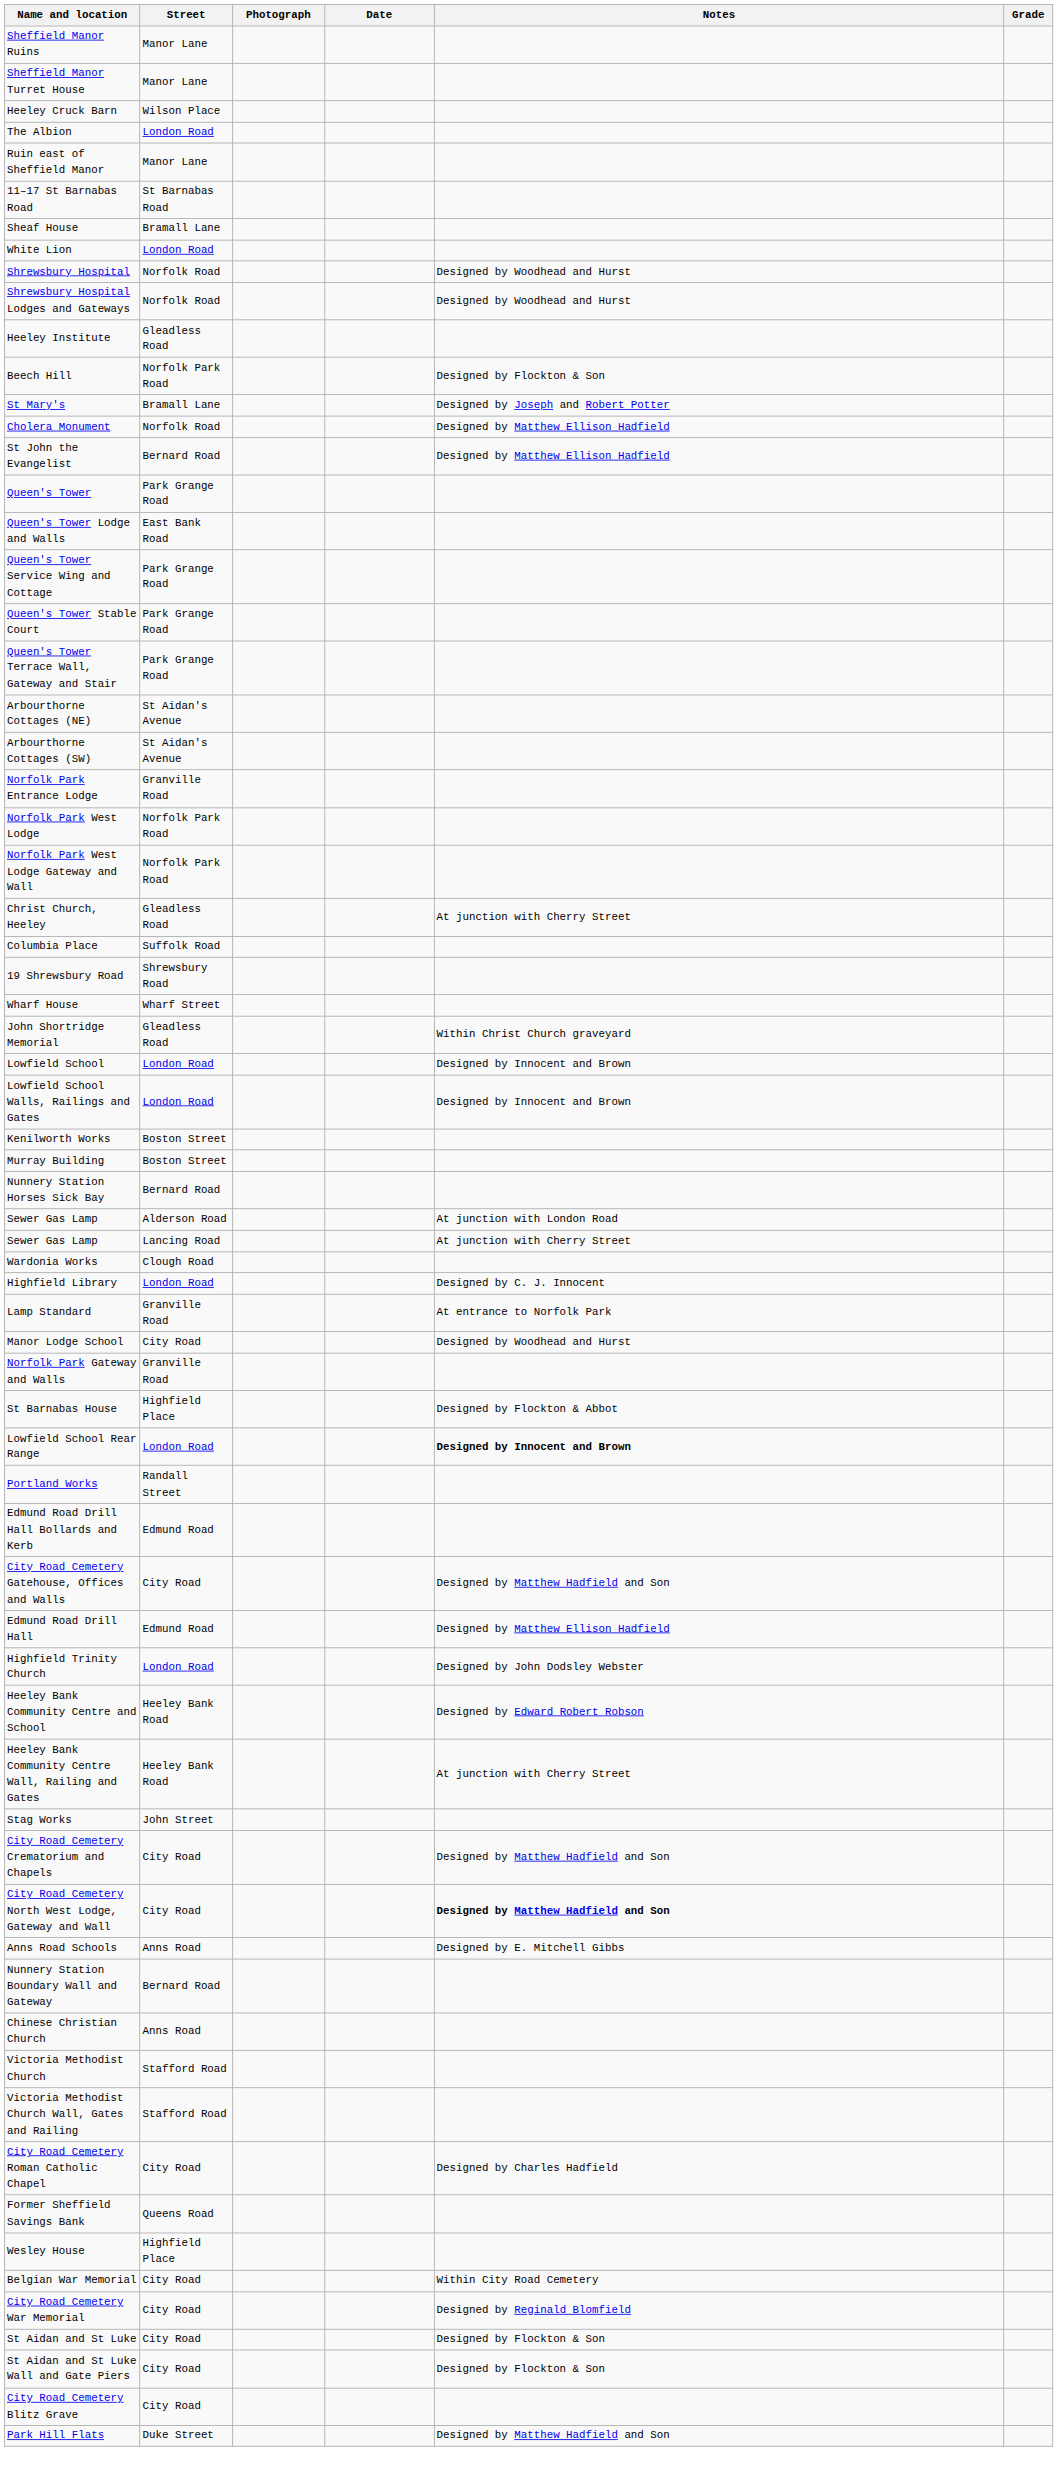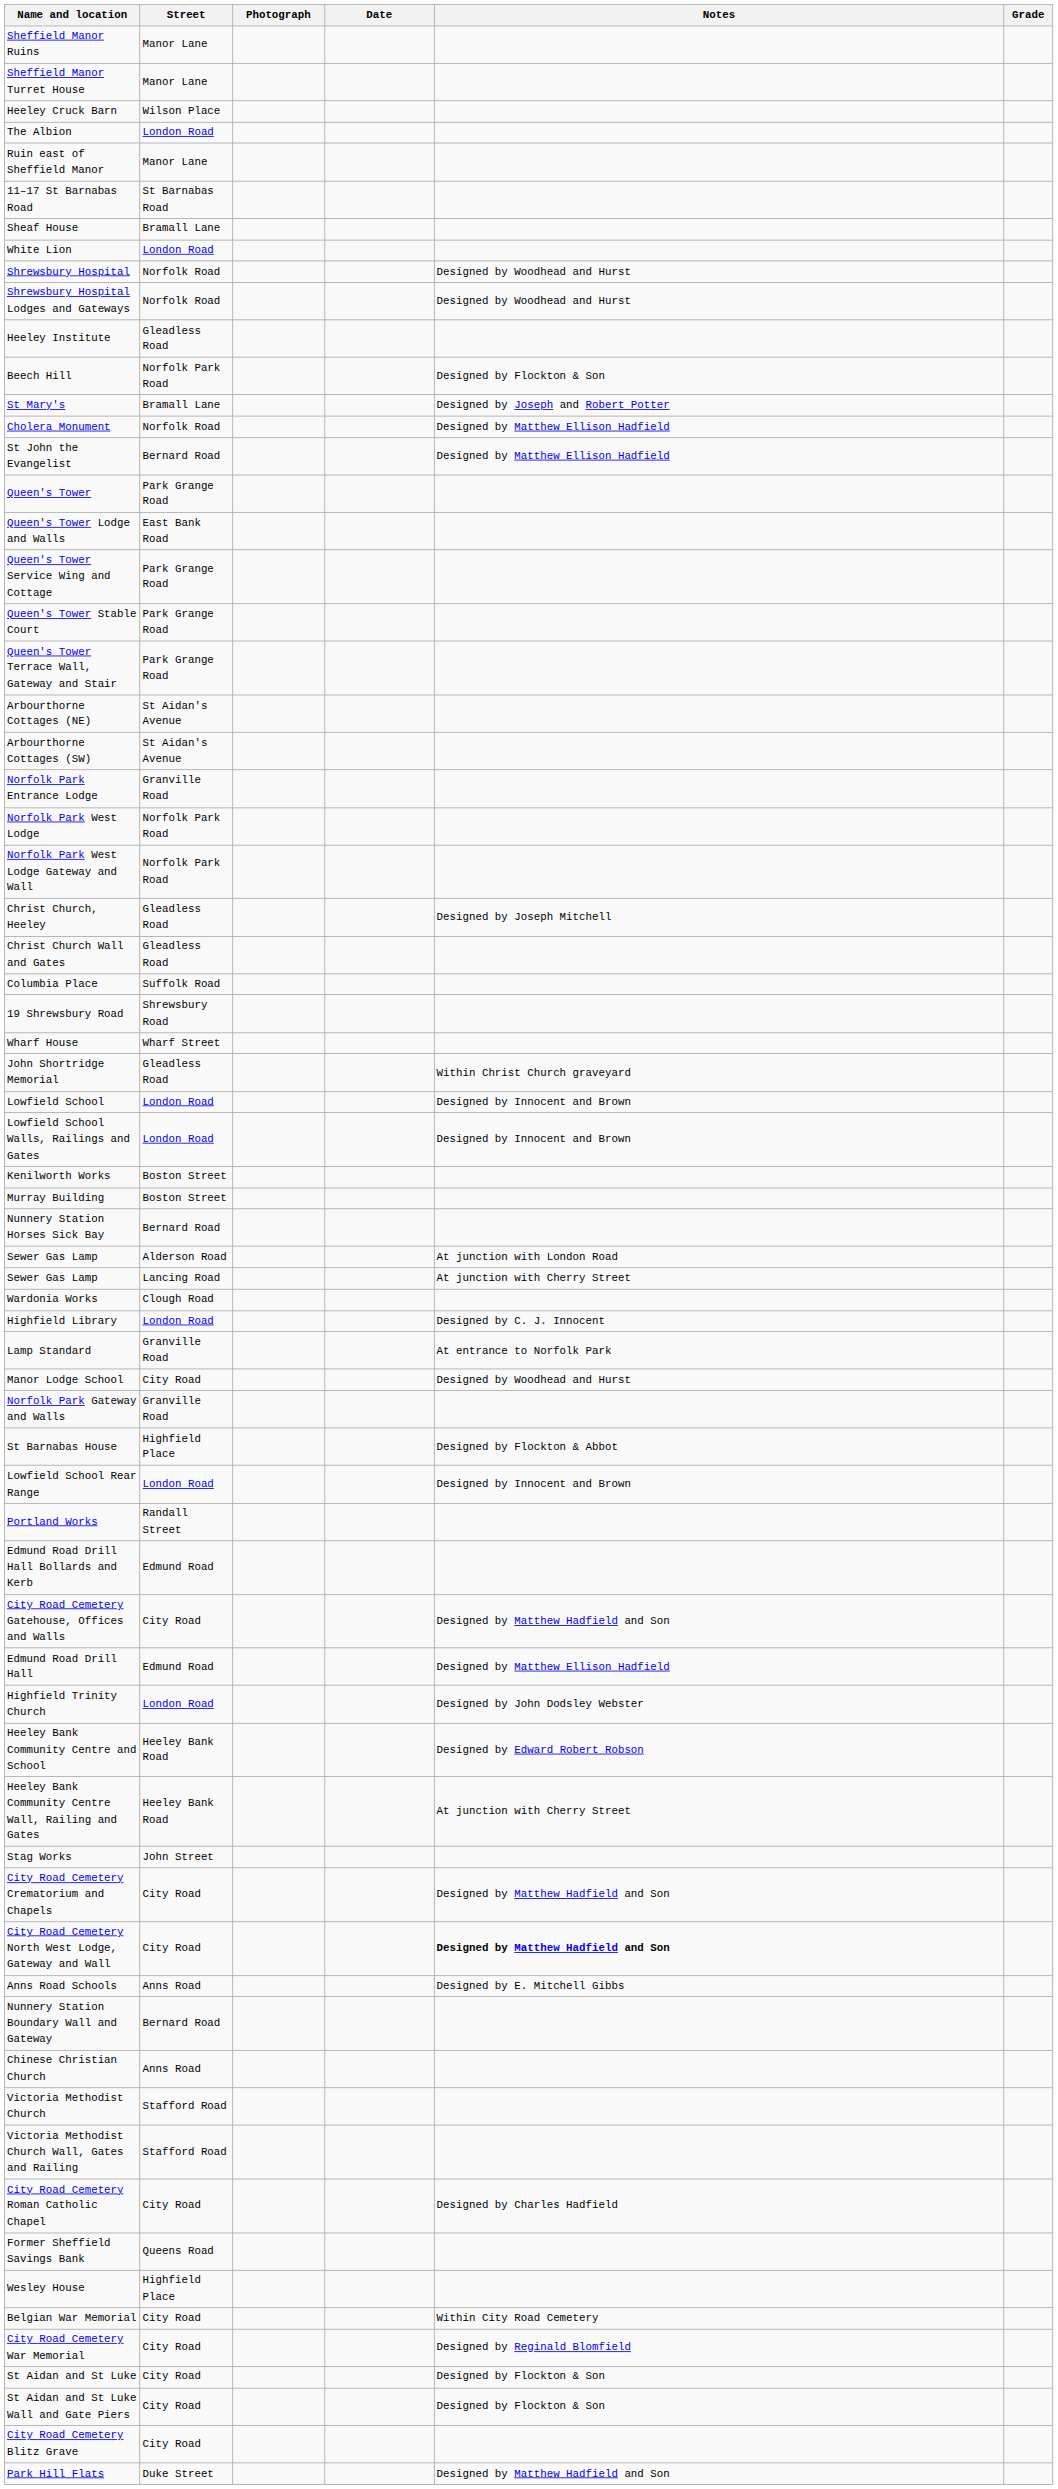(534, 917) At junction with Cherry Street -> (524, 917) Designed by Joseph Mitchell
+ row: (65, 955)
(534, 1447) bold -> (534, 1484) normal
